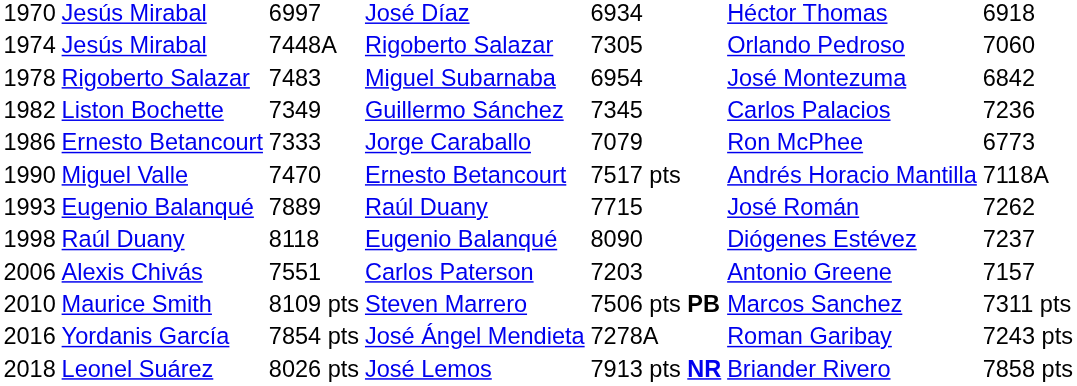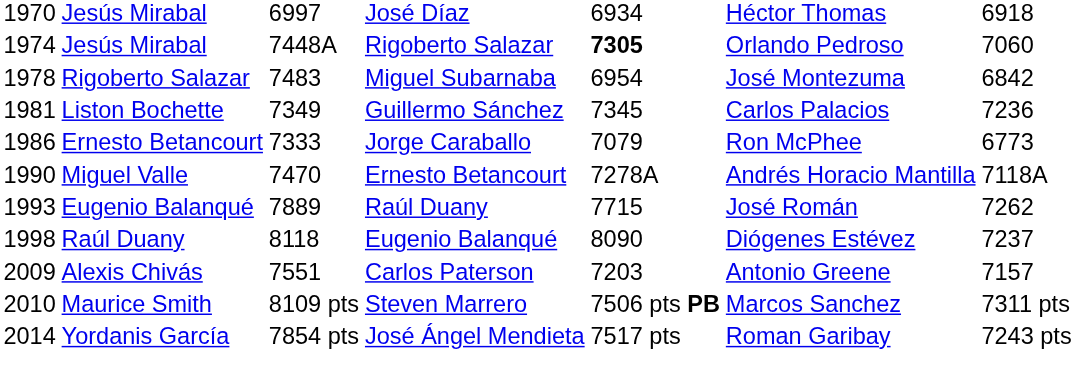(617, 45) normal -> (617, 45) bold
(30, 110) 1982 -> (30, 110) 1981
(636, 175) 7517 pts -> (625, 175) 7278A
(30, 272) 2006 -> (30, 272) 2009
(30, 336) 2016 -> (30, 336) 2014
(625, 336) 7278A -> (636, 336) 7517 pts
- row: (137, 369)
